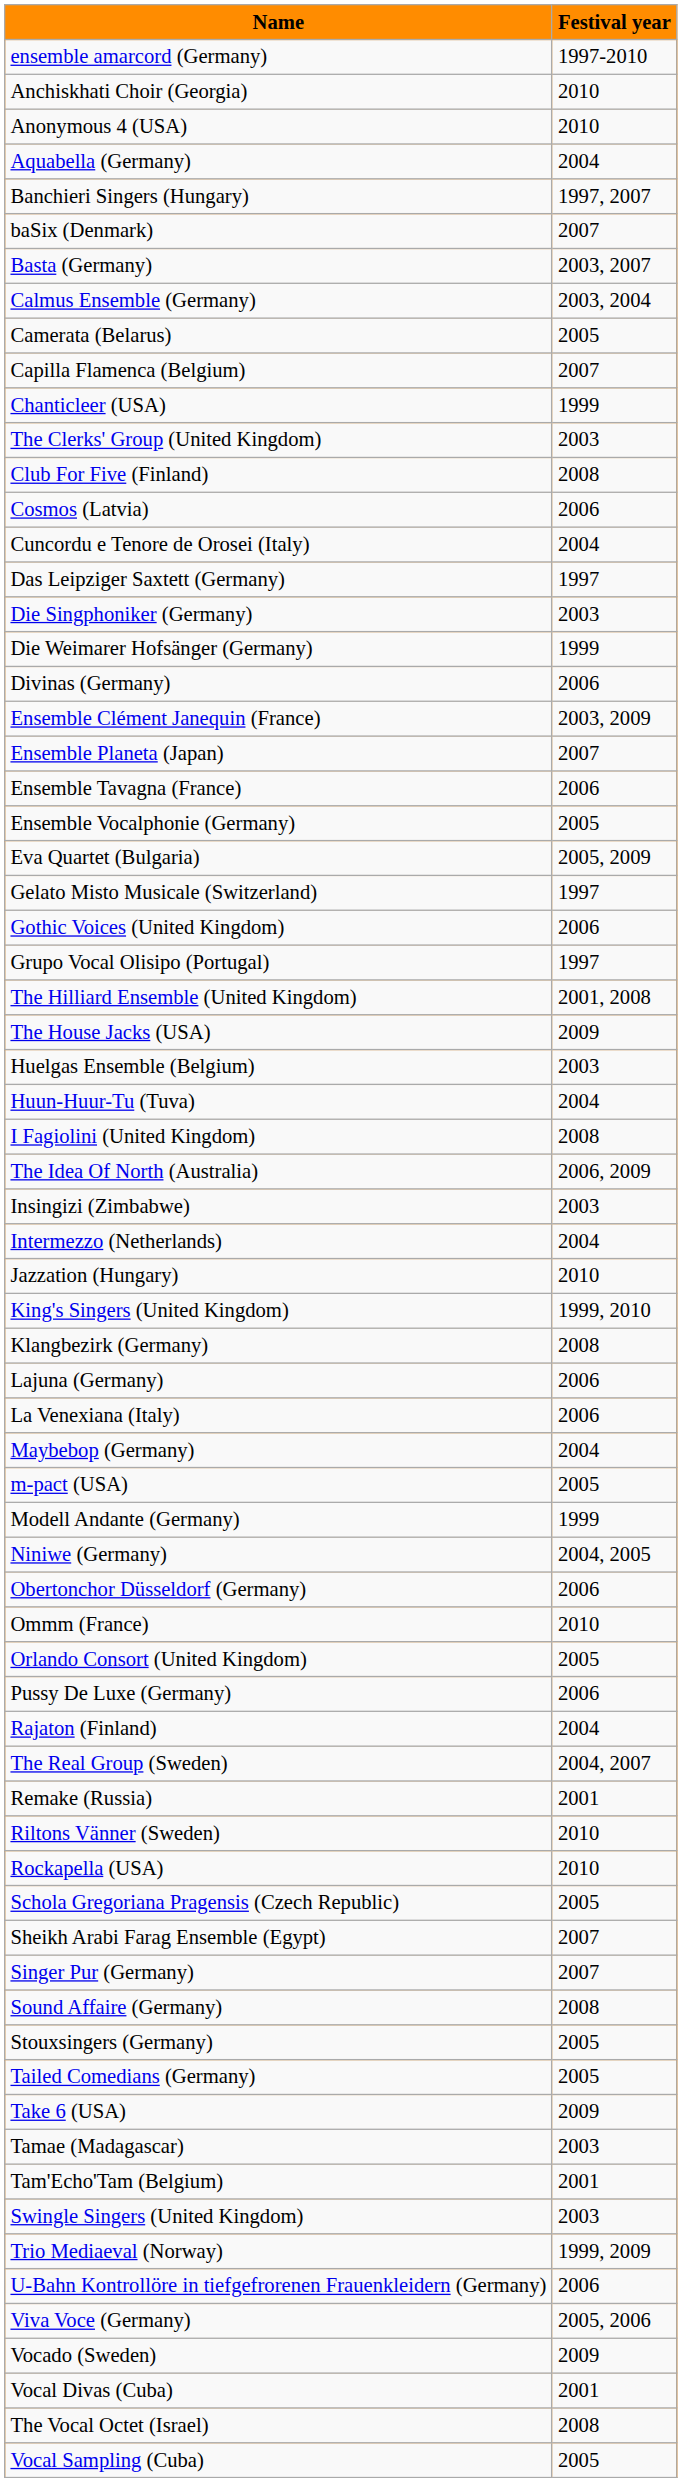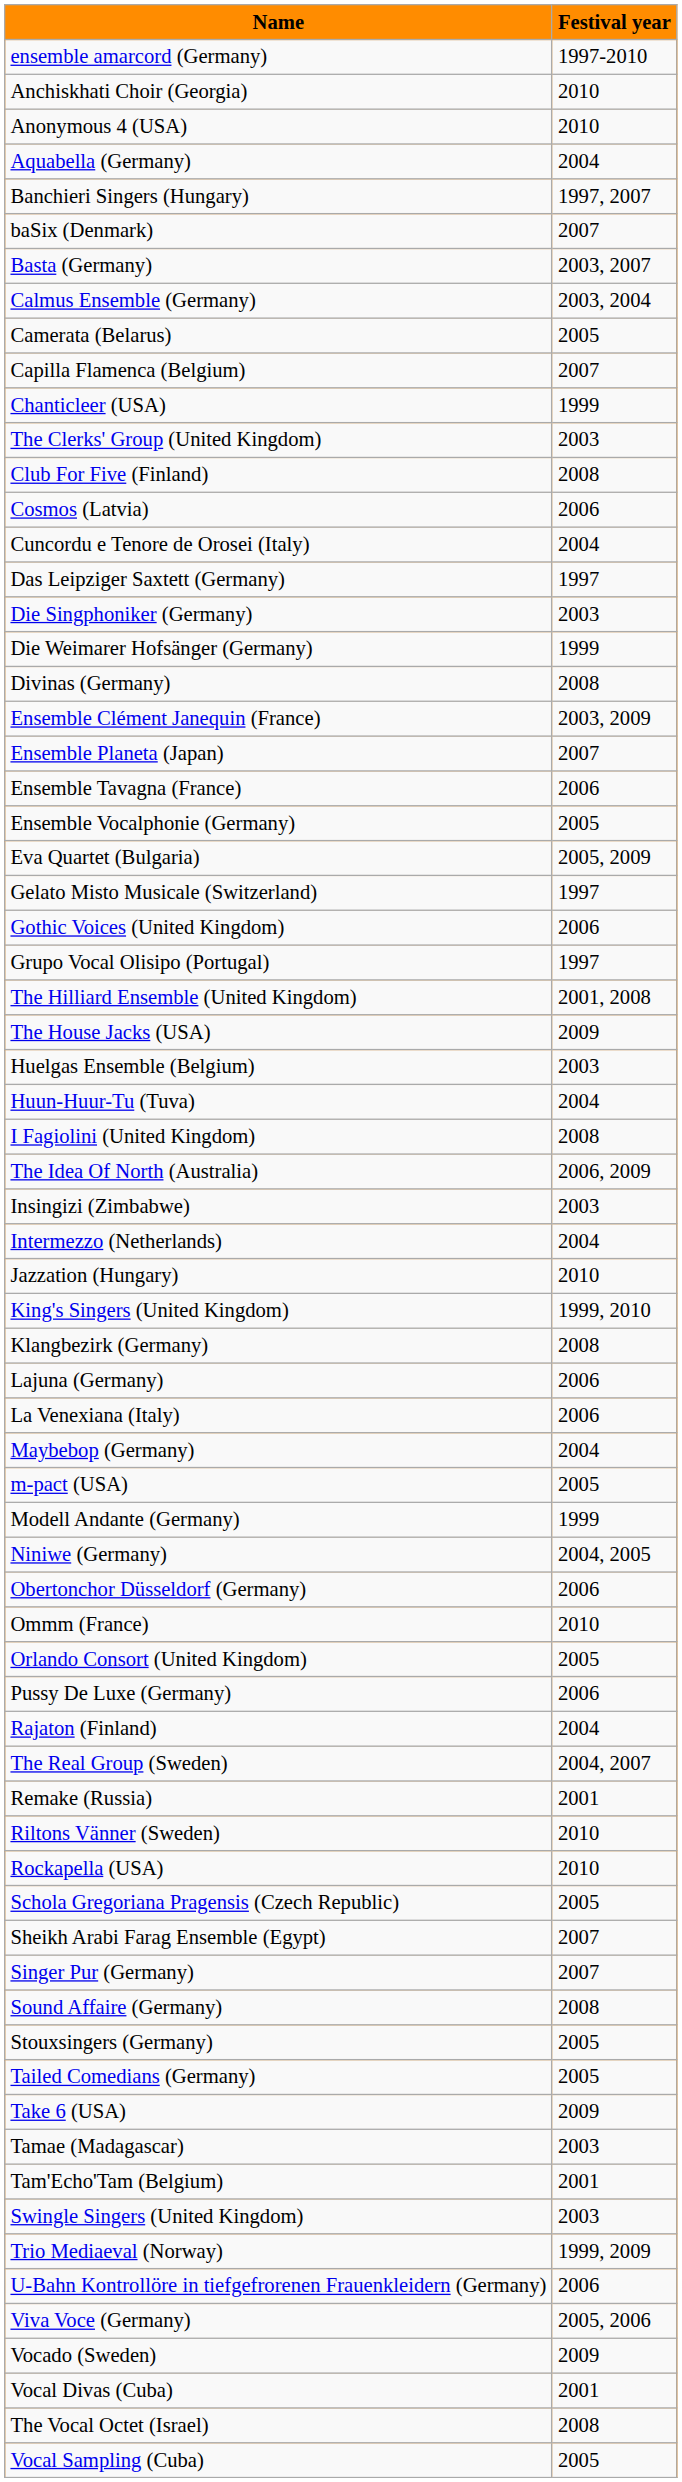(579, 683) 2006 -> (579, 683) 2008
